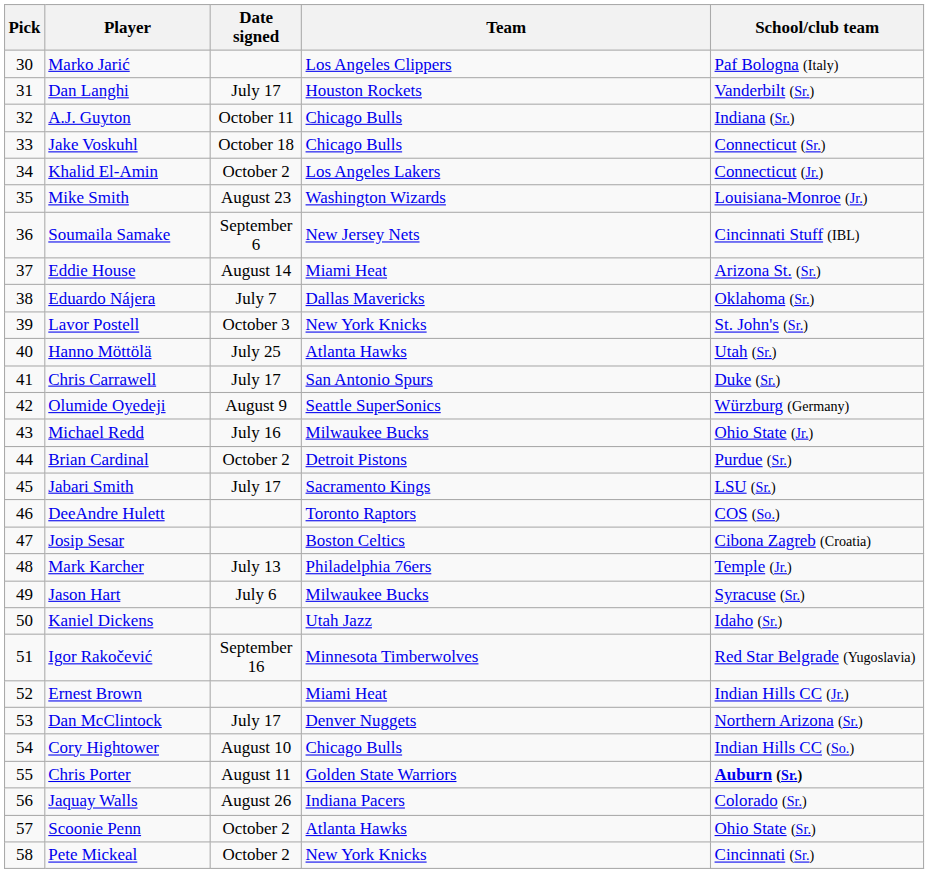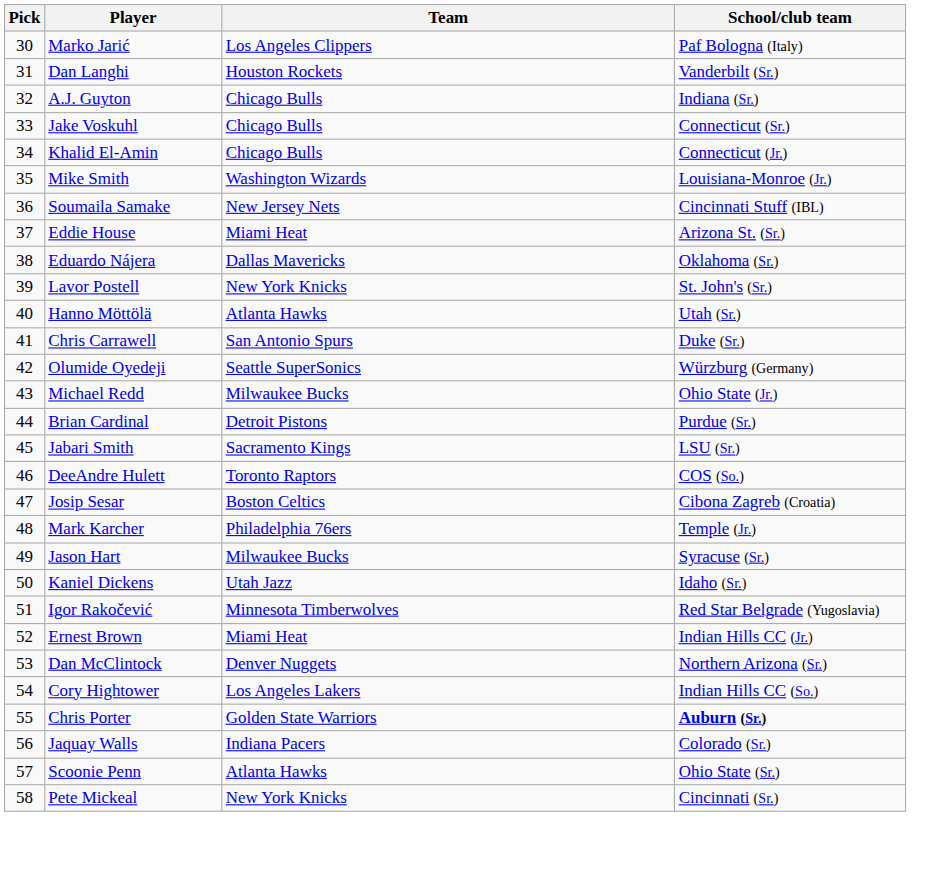- column: (256, 27)
(373, 171) Los Angeles Lakers -> (274, 152) Chicago Bulls
(354, 747) Chicago Bulls -> (293, 690) Los Angeles Lakers
